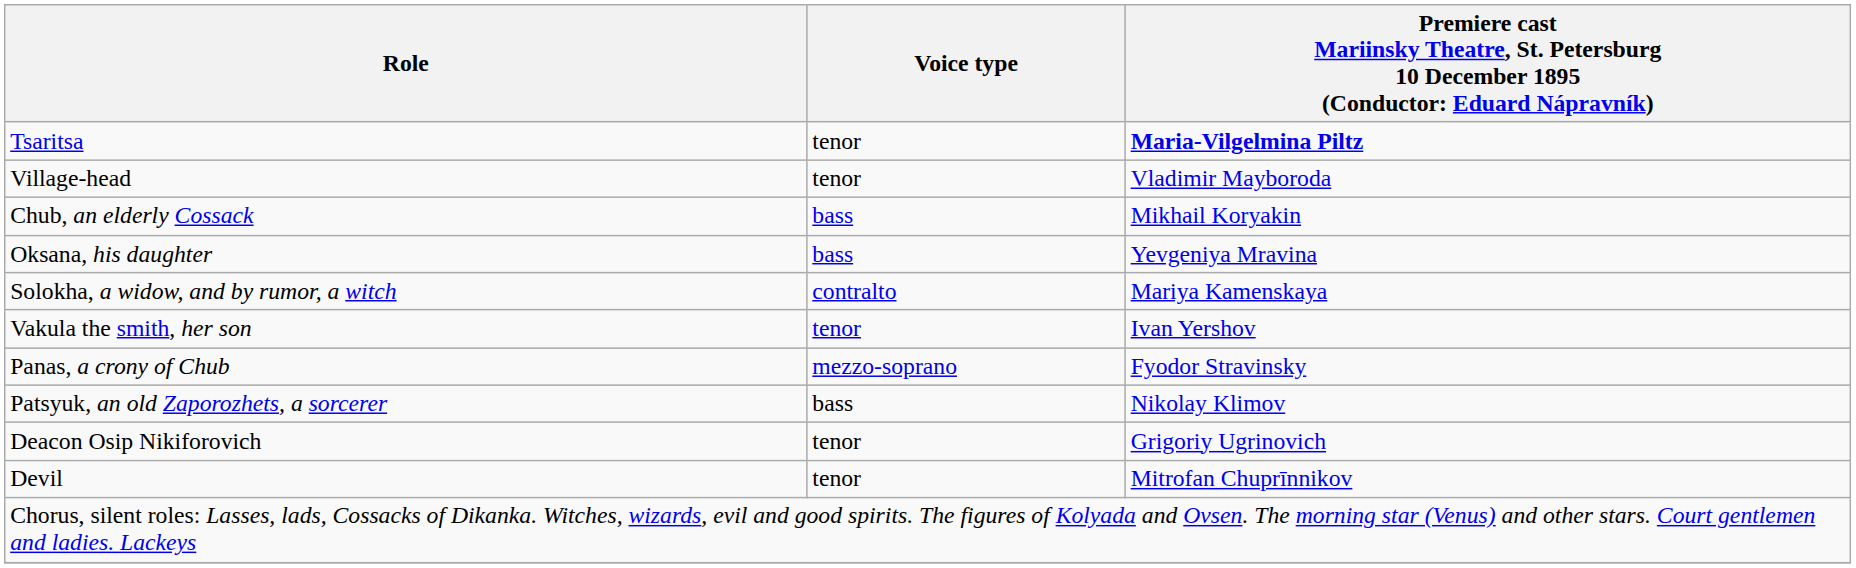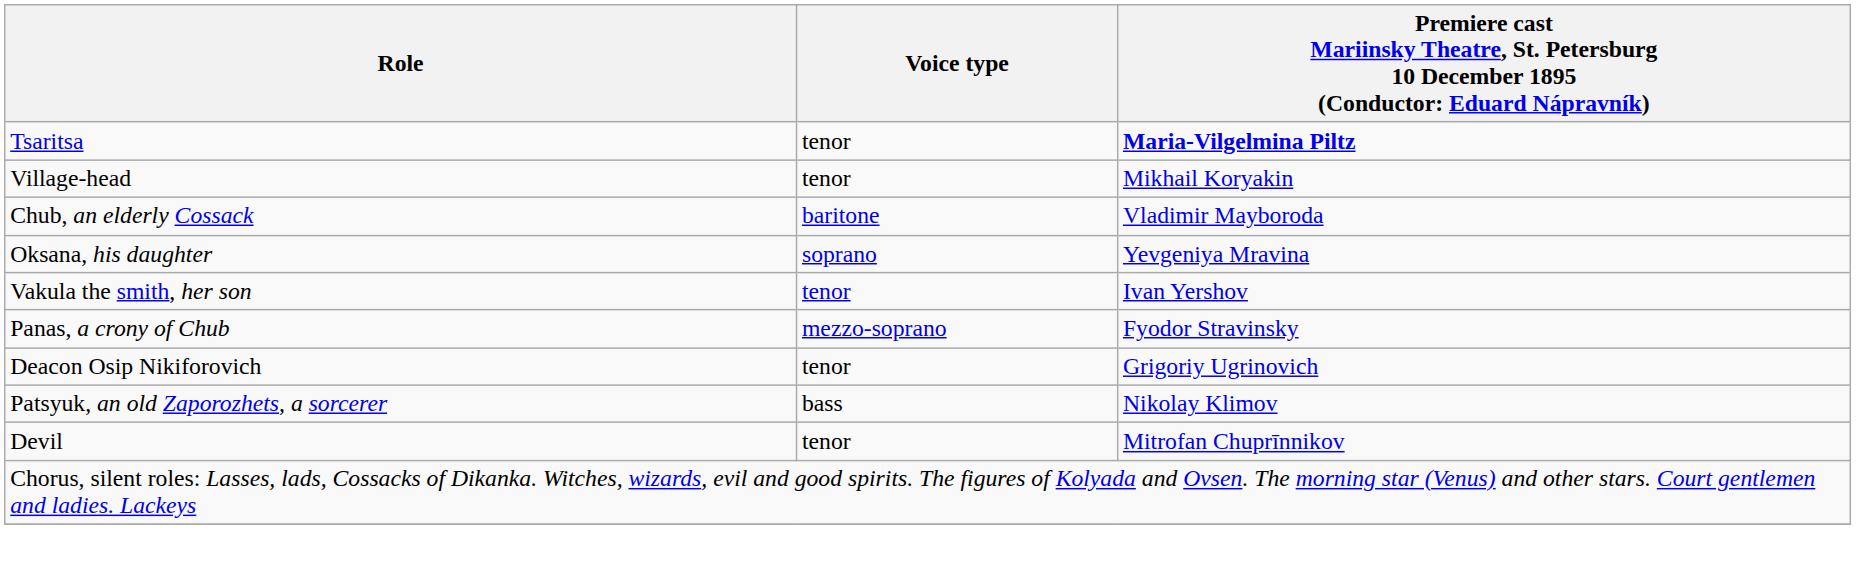(1231, 178) Vladimir Mayboroda -> (1208, 178) Mikhail Koryakin
(833, 215) bass -> (841, 215) baritone
(1216, 215) Mikhail Koryakin -> (1223, 215) Vladimir Mayboroda
(833, 253) bass -> (839, 253) soprano
- row: (203, 290)
rows swapped: (136, 441) <-> (199, 403)
